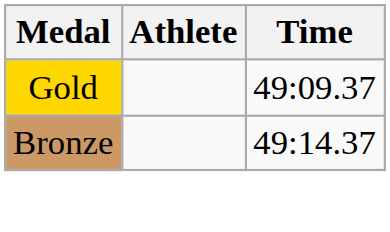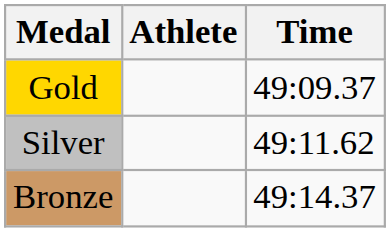+ row: (63, 142)
